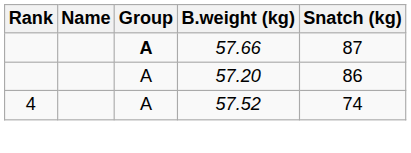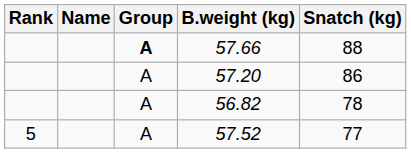(352, 47) 87 -> (352, 47) 88
+ row: (238, 104)
(31, 104) 4 -> (31, 133) 5
(352, 104) 74 -> (352, 133) 77
